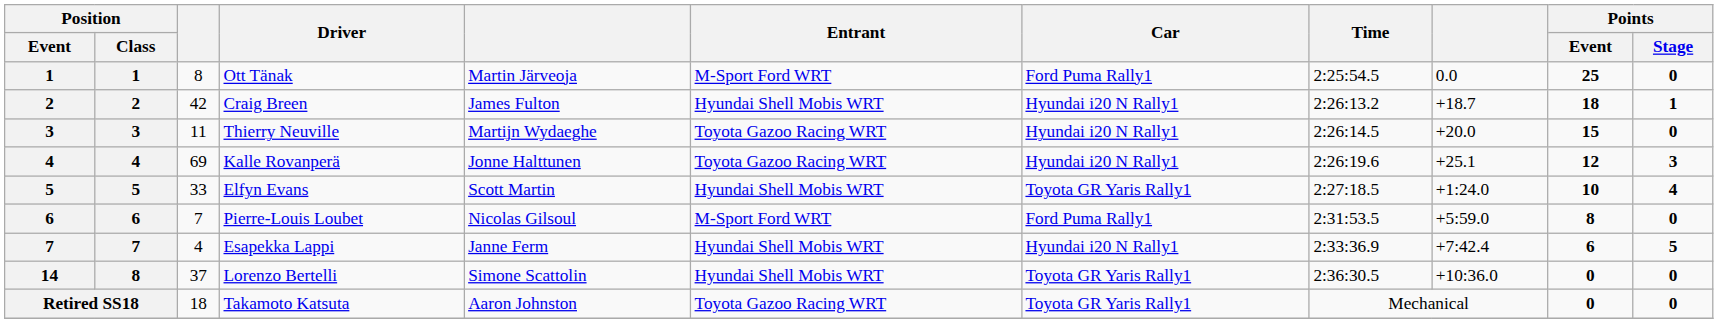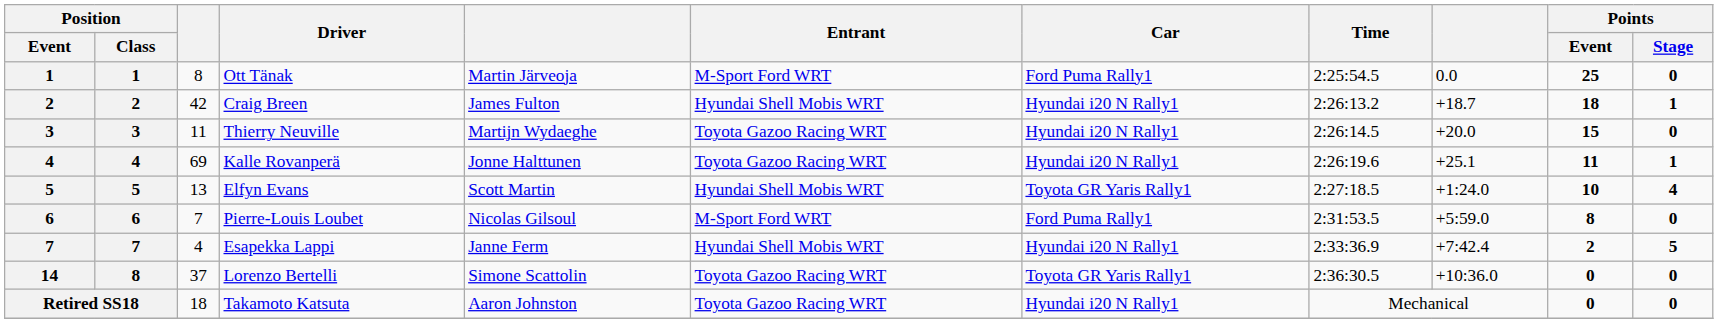(1590, 160) 12 -> (1590, 160) 11
(1673, 160) 3 -> (1673, 160) 1
(198, 189) 33 -> (198, 189) 13
(1590, 246) 6 -> (1590, 246) 2
(789, 274) Hyundai Shell Mobis WRT -> (790, 274) Toyota Gazoo Racing WRT
(1108, 303) Toyota GR Yaris Rally1 -> (1102, 303) Hyundai i20 N Rally1
